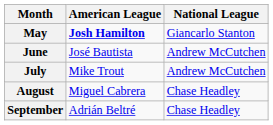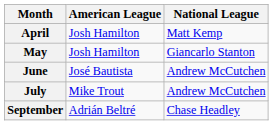+ row: (35, 33)
(107, 33) bold -> (104, 52) normal
- row: (35, 91)
